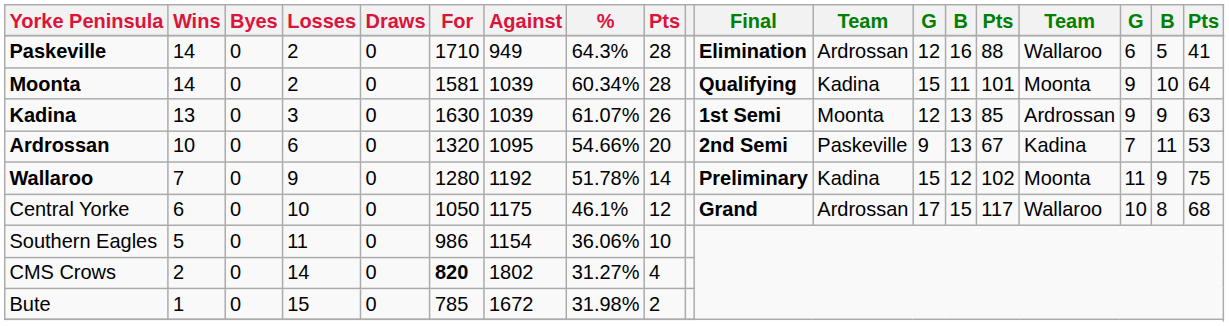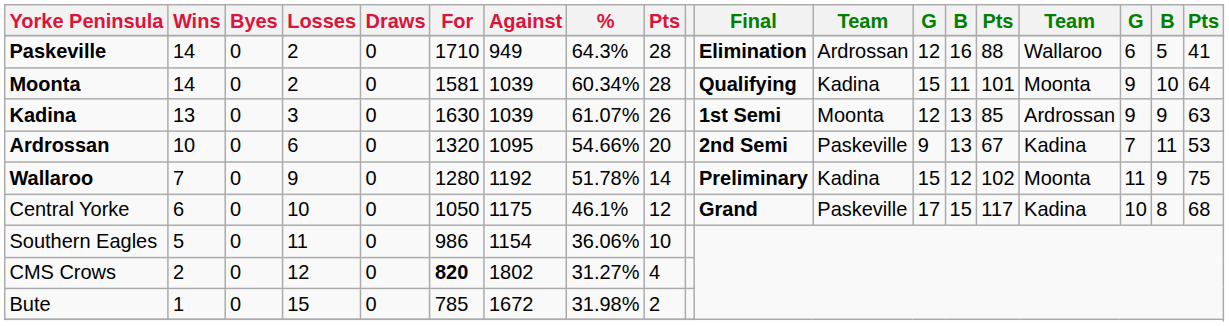(863, 209) Ardrossan -> (862, 209) Paskeville
(1063, 209) Wallaroo -> (1055, 209) Kadina
(298, 272) 14 -> (298, 272) 12
